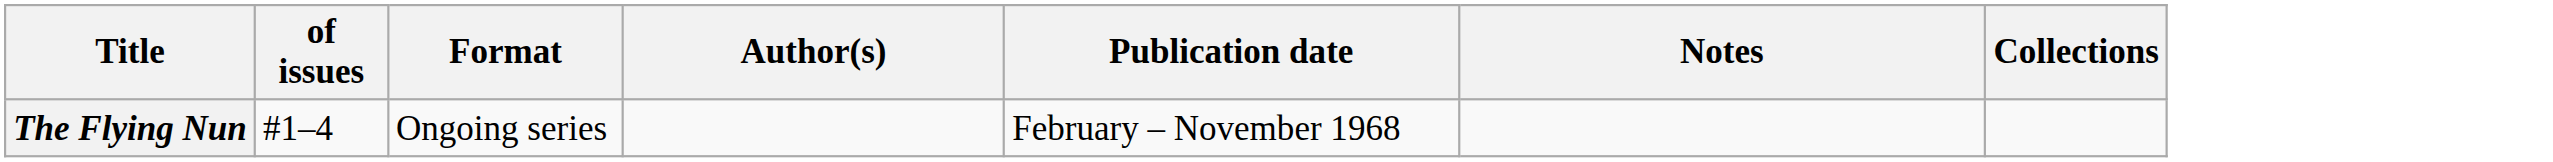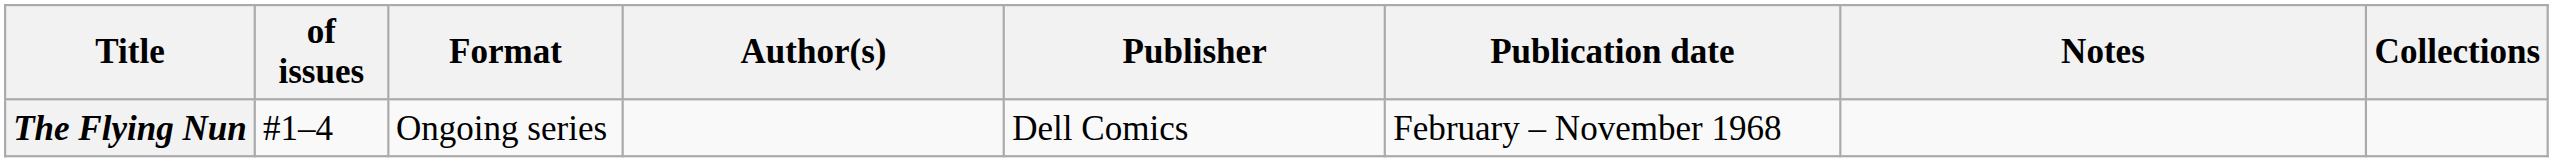+ column: (1195, 51)
